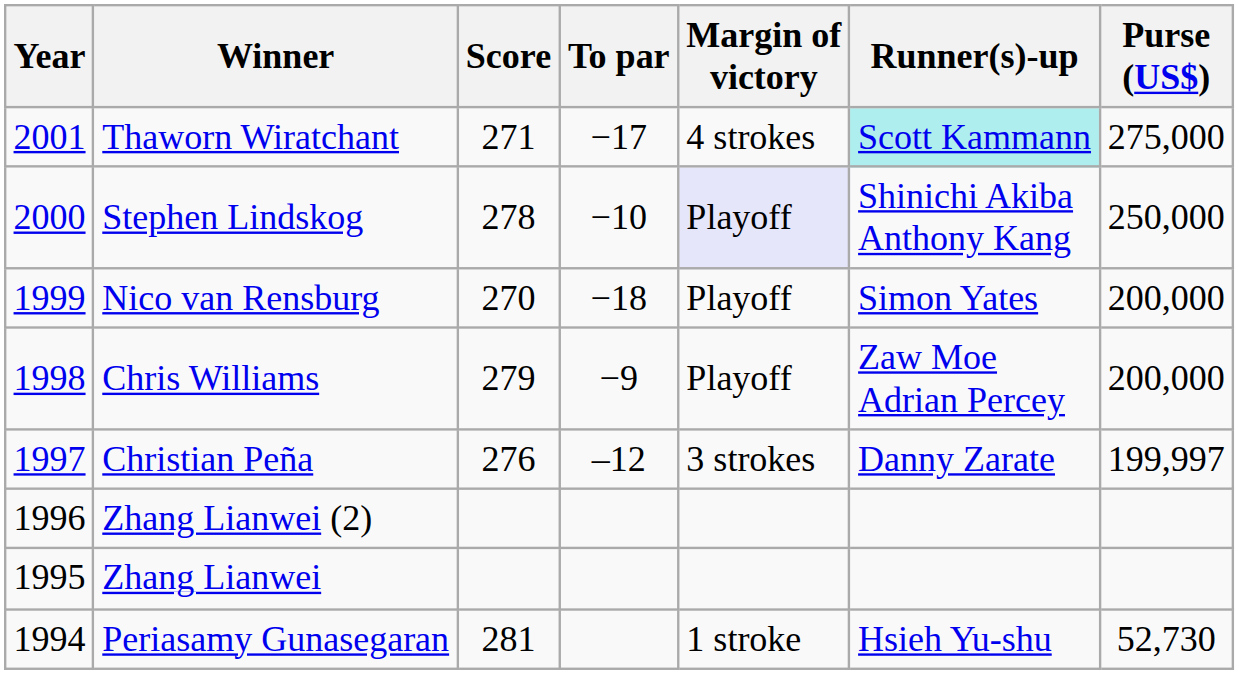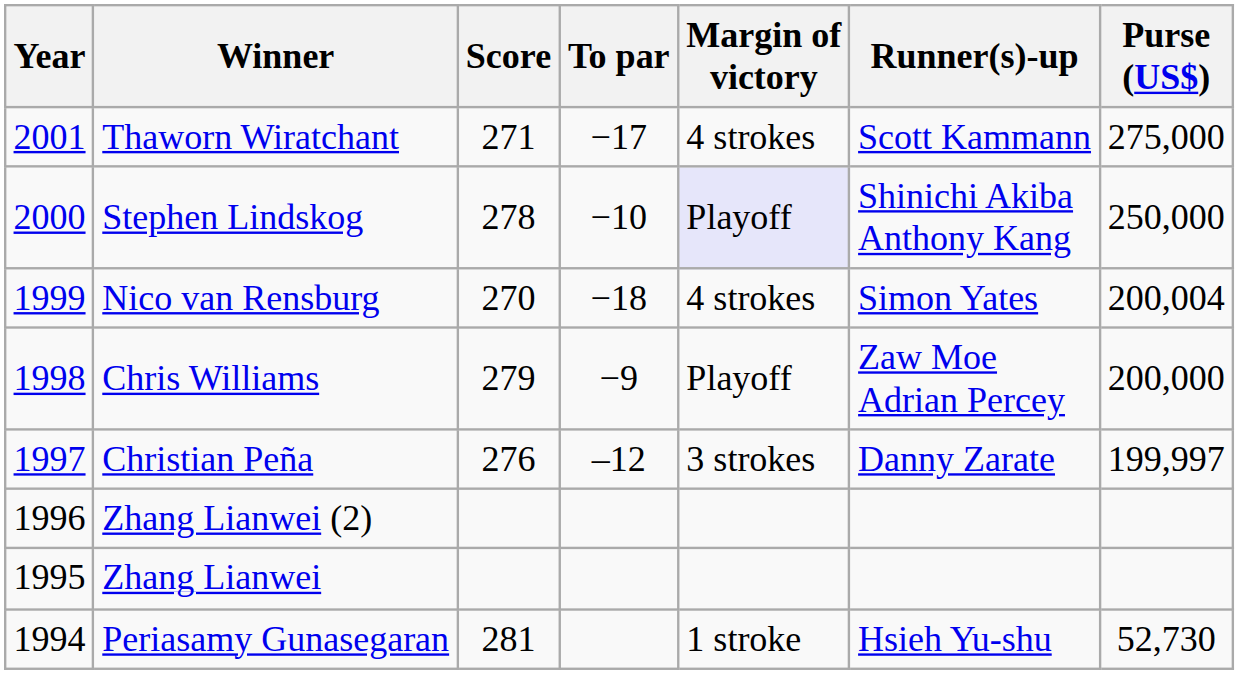(975, 136) paleturquoise background -> (975, 136) no background
(739, 297) Playoff -> (751, 297) 4 strokes
(1166, 297) 200,000 -> (1166, 297) 200,004
